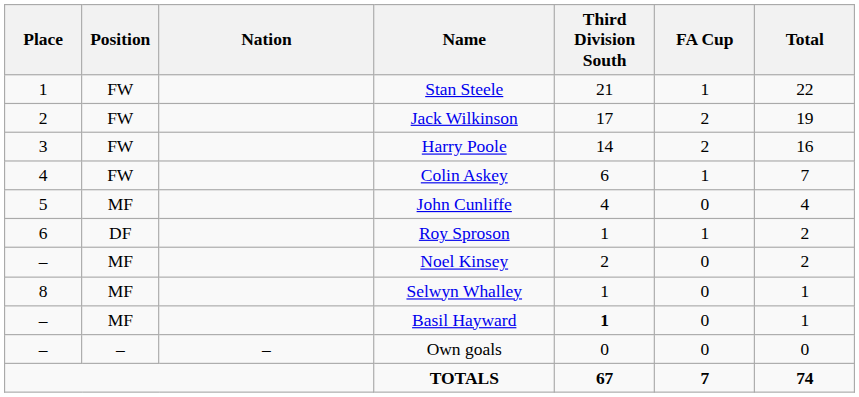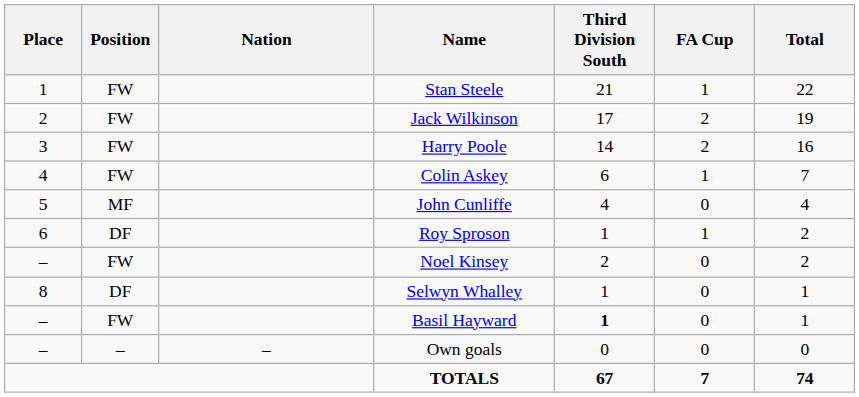(120, 262) MF -> (120, 262) FW
(120, 291) MF -> (120, 291) DF
(120, 319) MF -> (120, 319) FW
